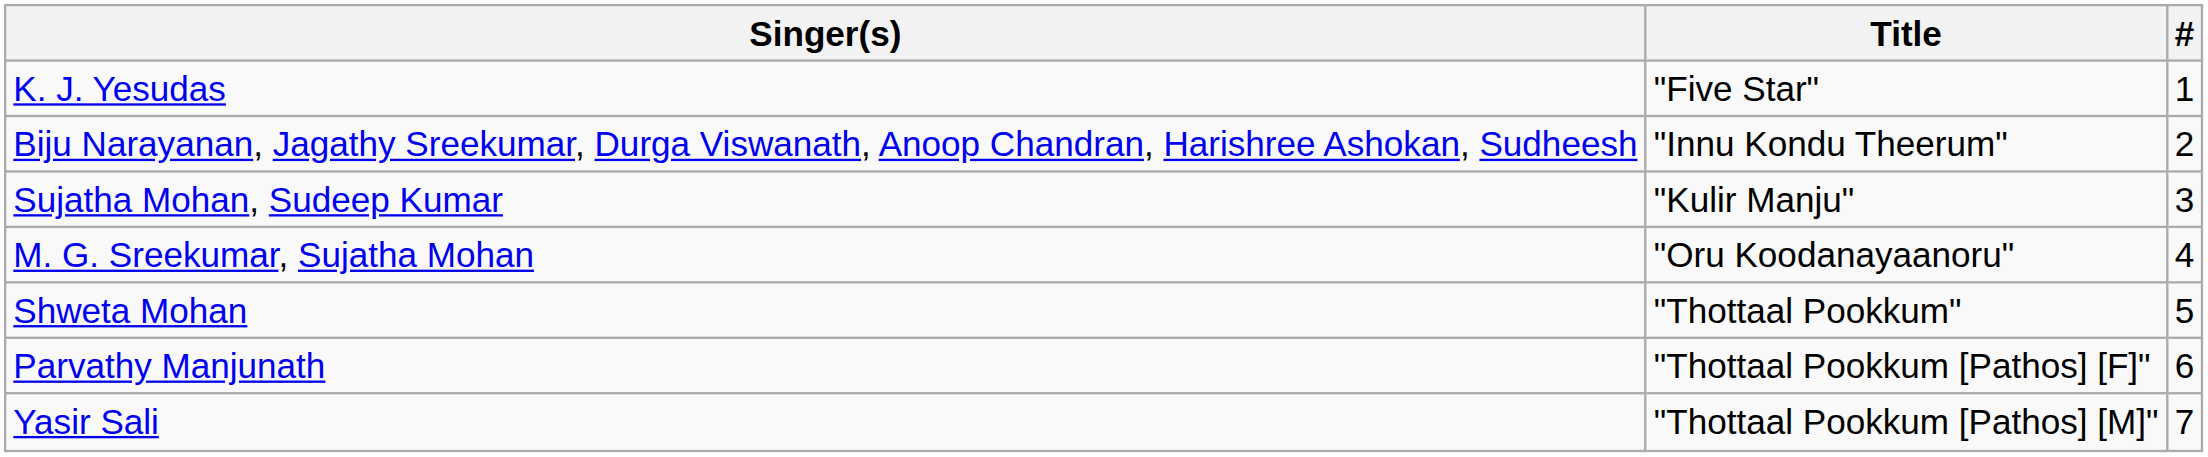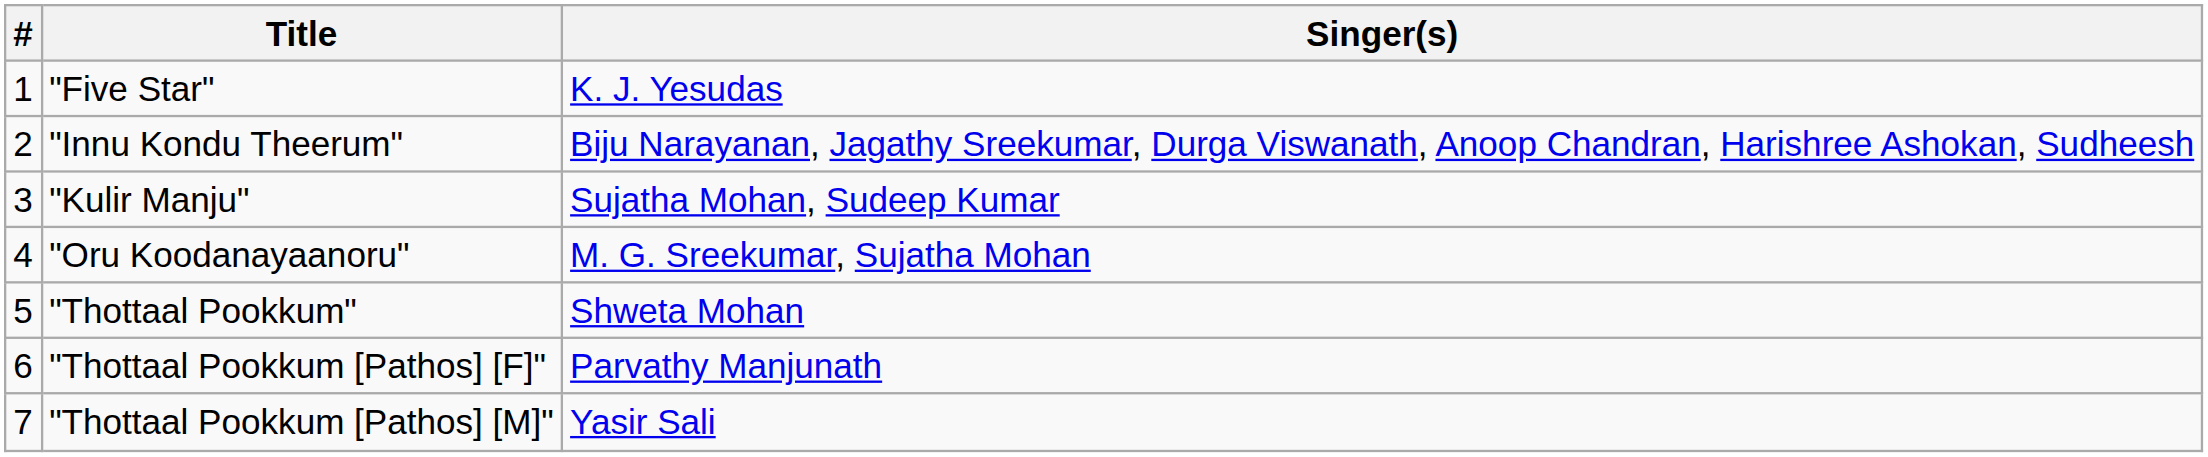columns swapped: (2184, 33) <-> (825, 33)
